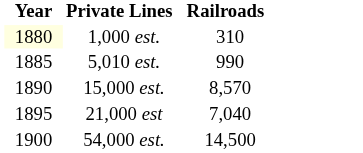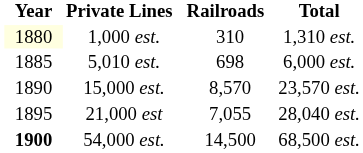+ column: (319, 10)
(230, 62) 990 -> (230, 62) 698
(230, 113) 7,040 -> (230, 113) 7,055
(29, 139) normal -> (29, 139) bold
